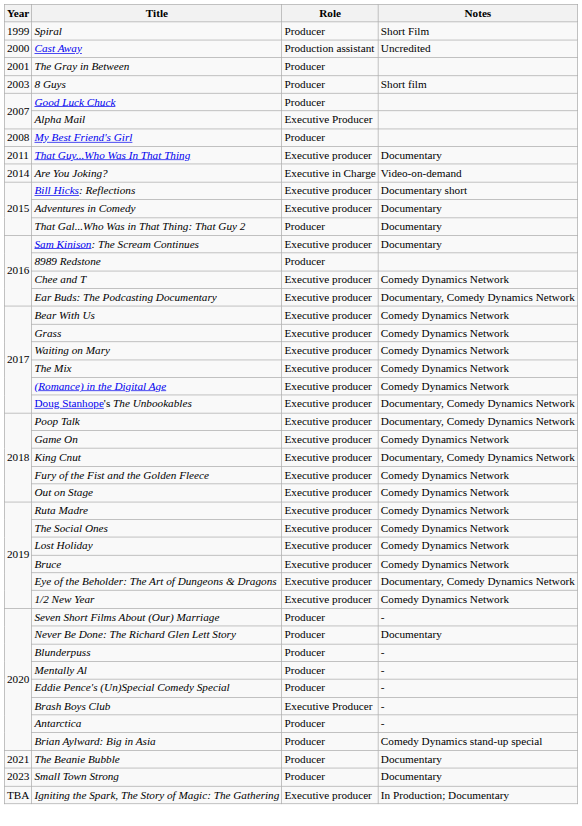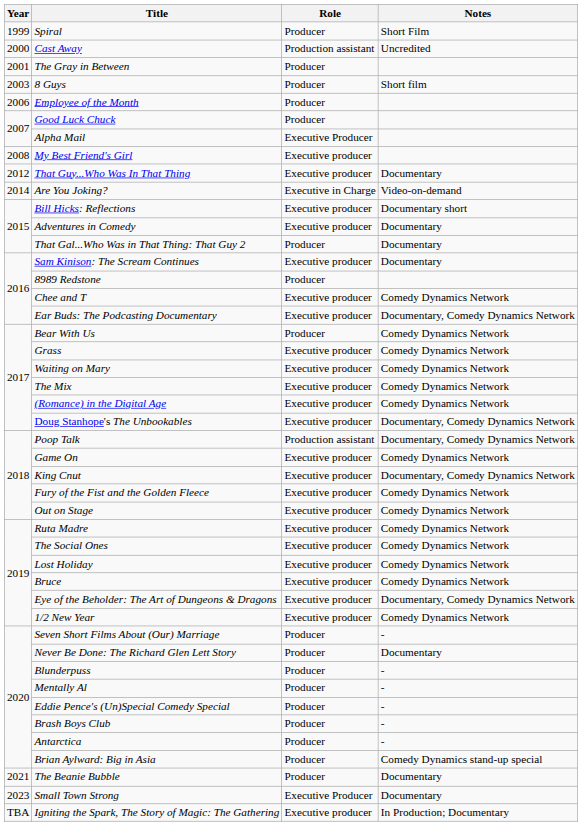+ row: (87, 102)
(305, 137) Producer -> (328, 155) Executive producer
(18, 155) 2011 -> (18, 173) 2012
(328, 315) Executive producer -> (305, 333) Producer
(328, 421) Executive producer -> (329, 439) Production assistant
(328, 706) Executive Producer -> (305, 723) Producer
(305, 777) Producer -> (328, 794) Executive Producer
